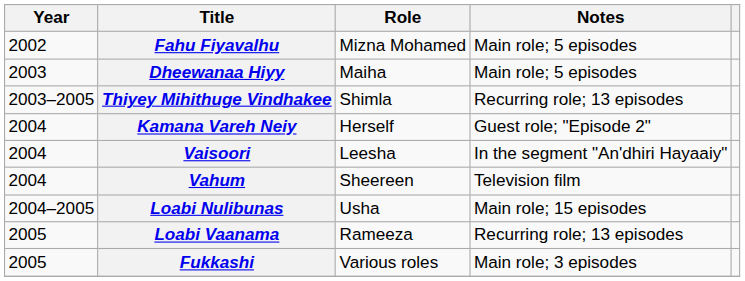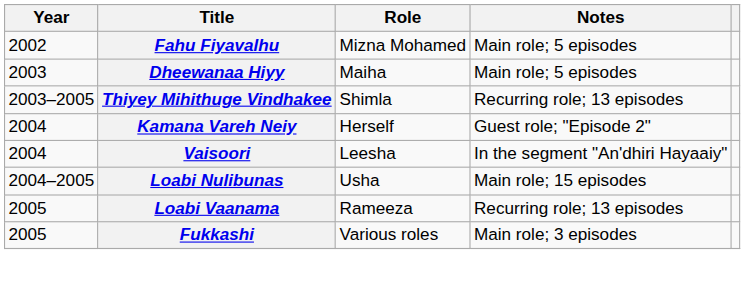- row: (217, 180)
